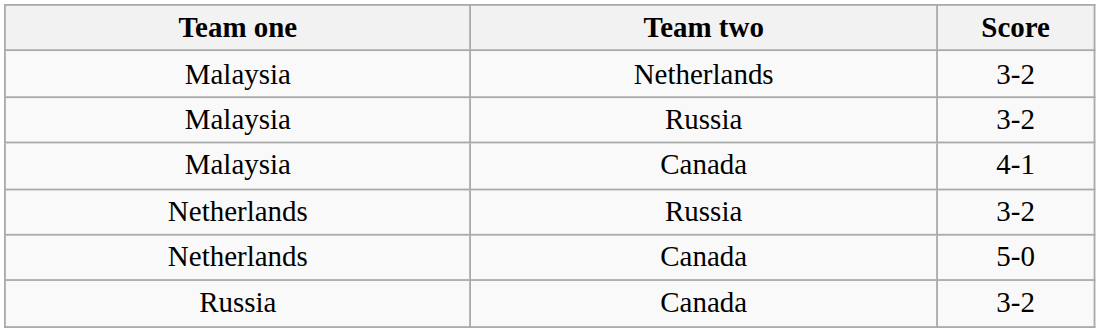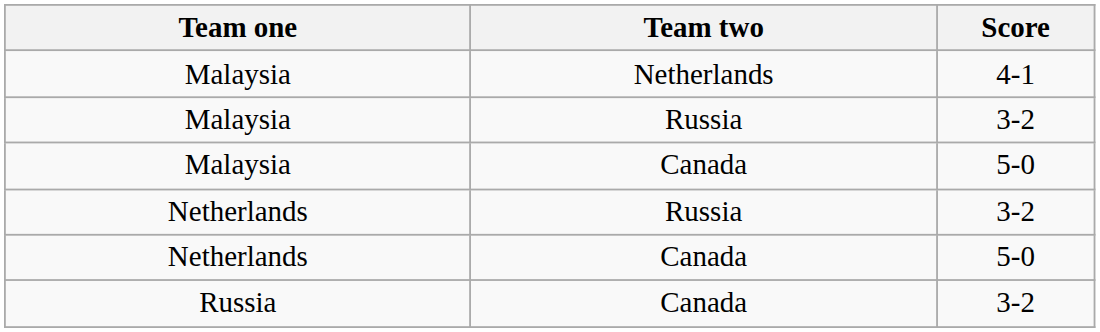(1016, 73) 3-2 -> (1016, 73) 4-1
(1016, 165) 4-1 -> (1016, 165) 5-0
